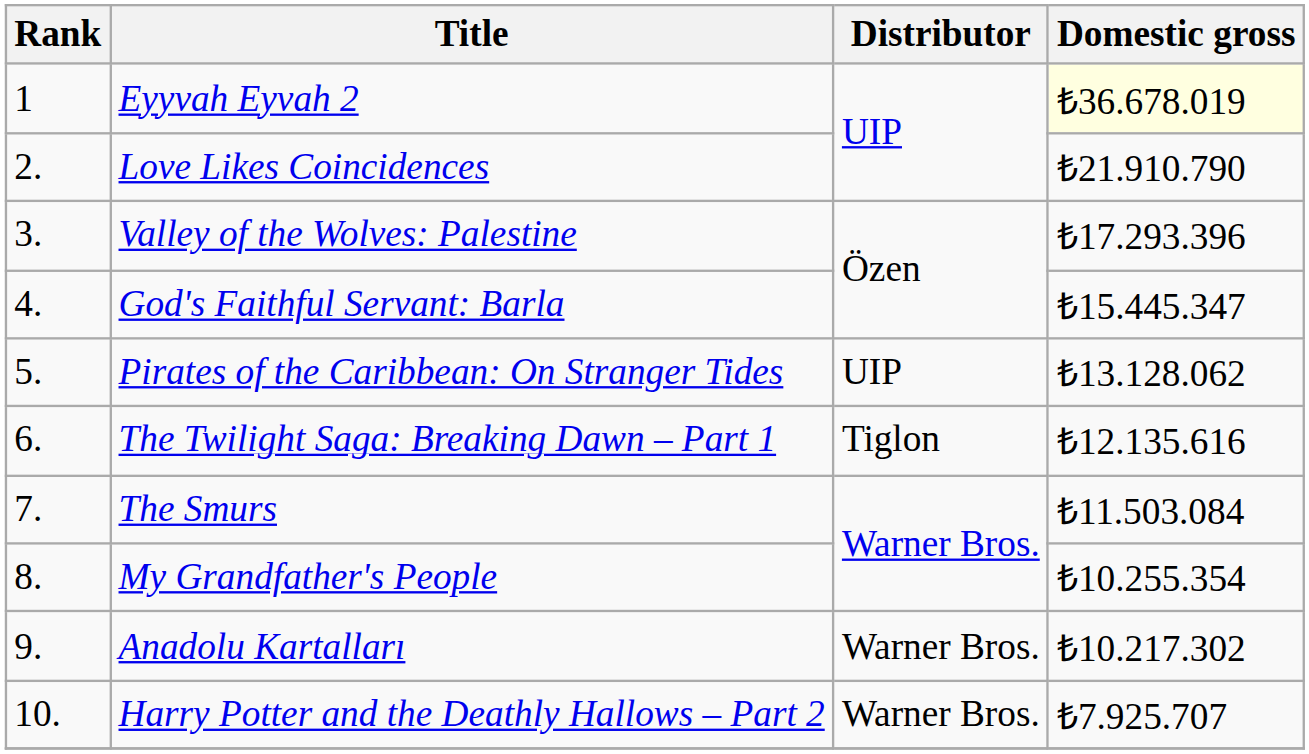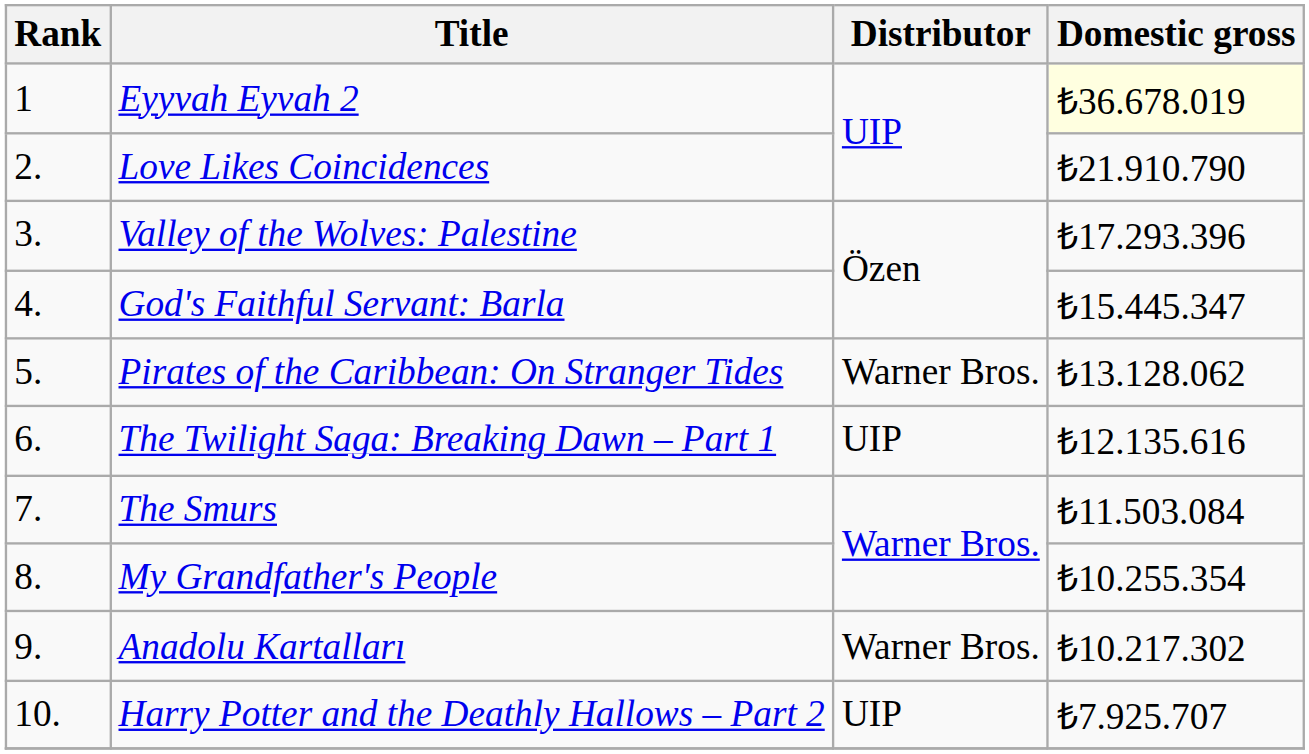(872, 371) UIP -> (941, 371) Warner Bros.
(891, 440) Tiglon -> (872, 440) UIP
(941, 713) Warner Bros. -> (872, 713) UIP
